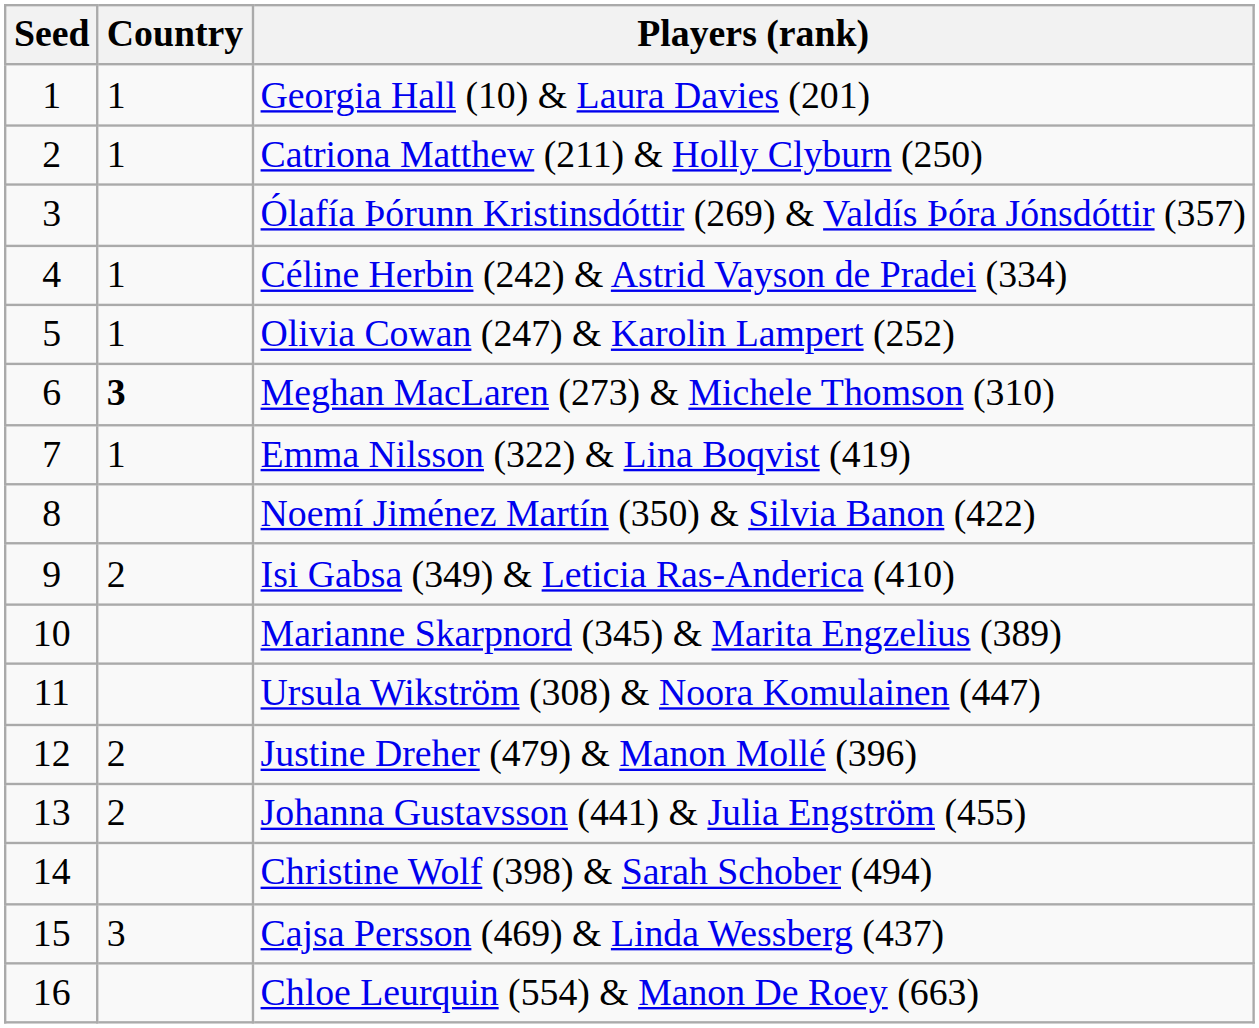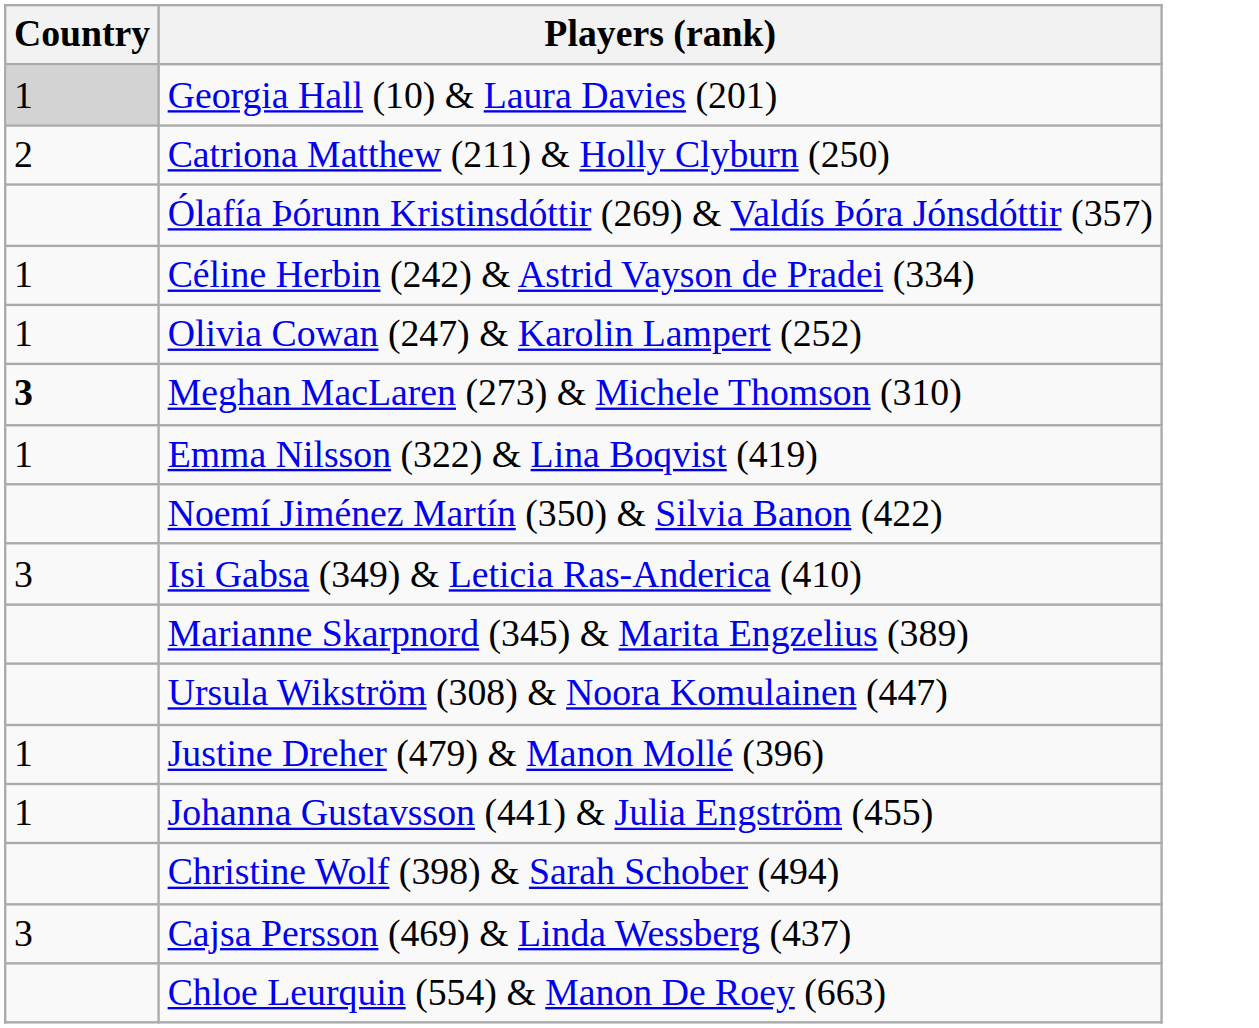- column: (52, 34)
(116, 94) no background -> (23, 94) lightgrey background
(116, 154) 1 -> (23, 154) 2
(116, 573) 2 -> (23, 573) 3
(116, 753) 2 -> (23, 753) 1
(116, 812) 2 -> (23, 812) 1
